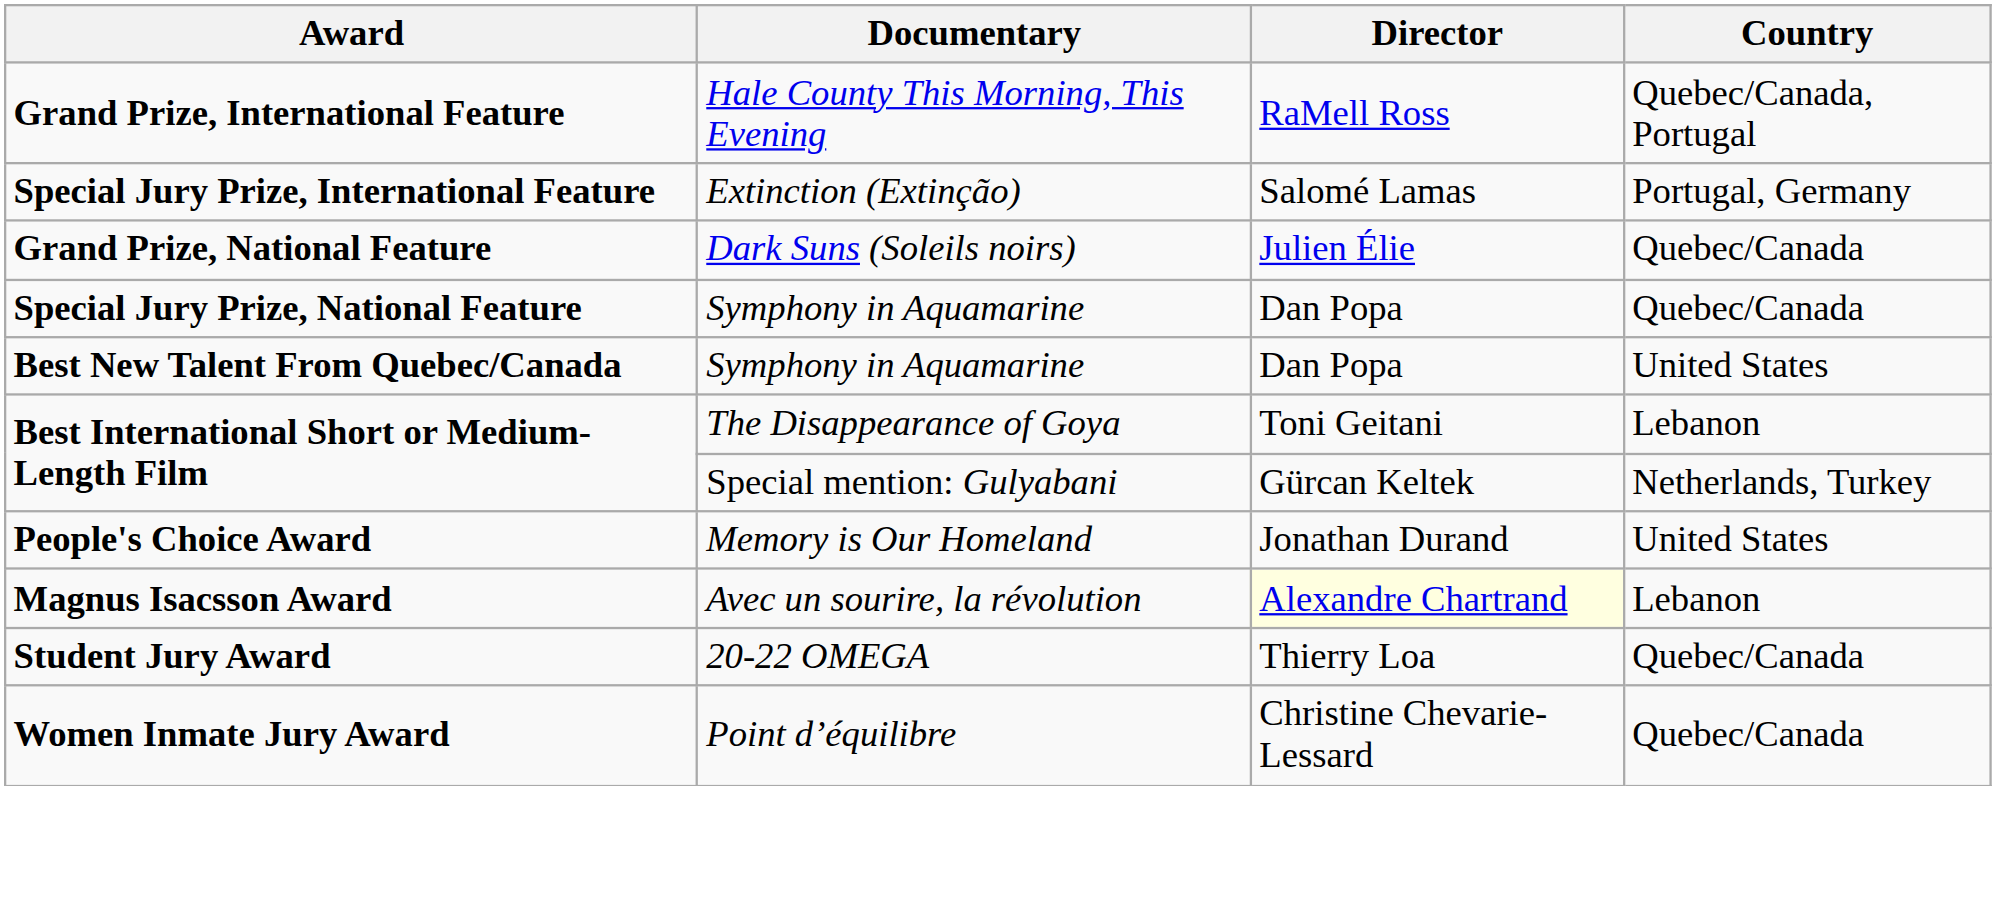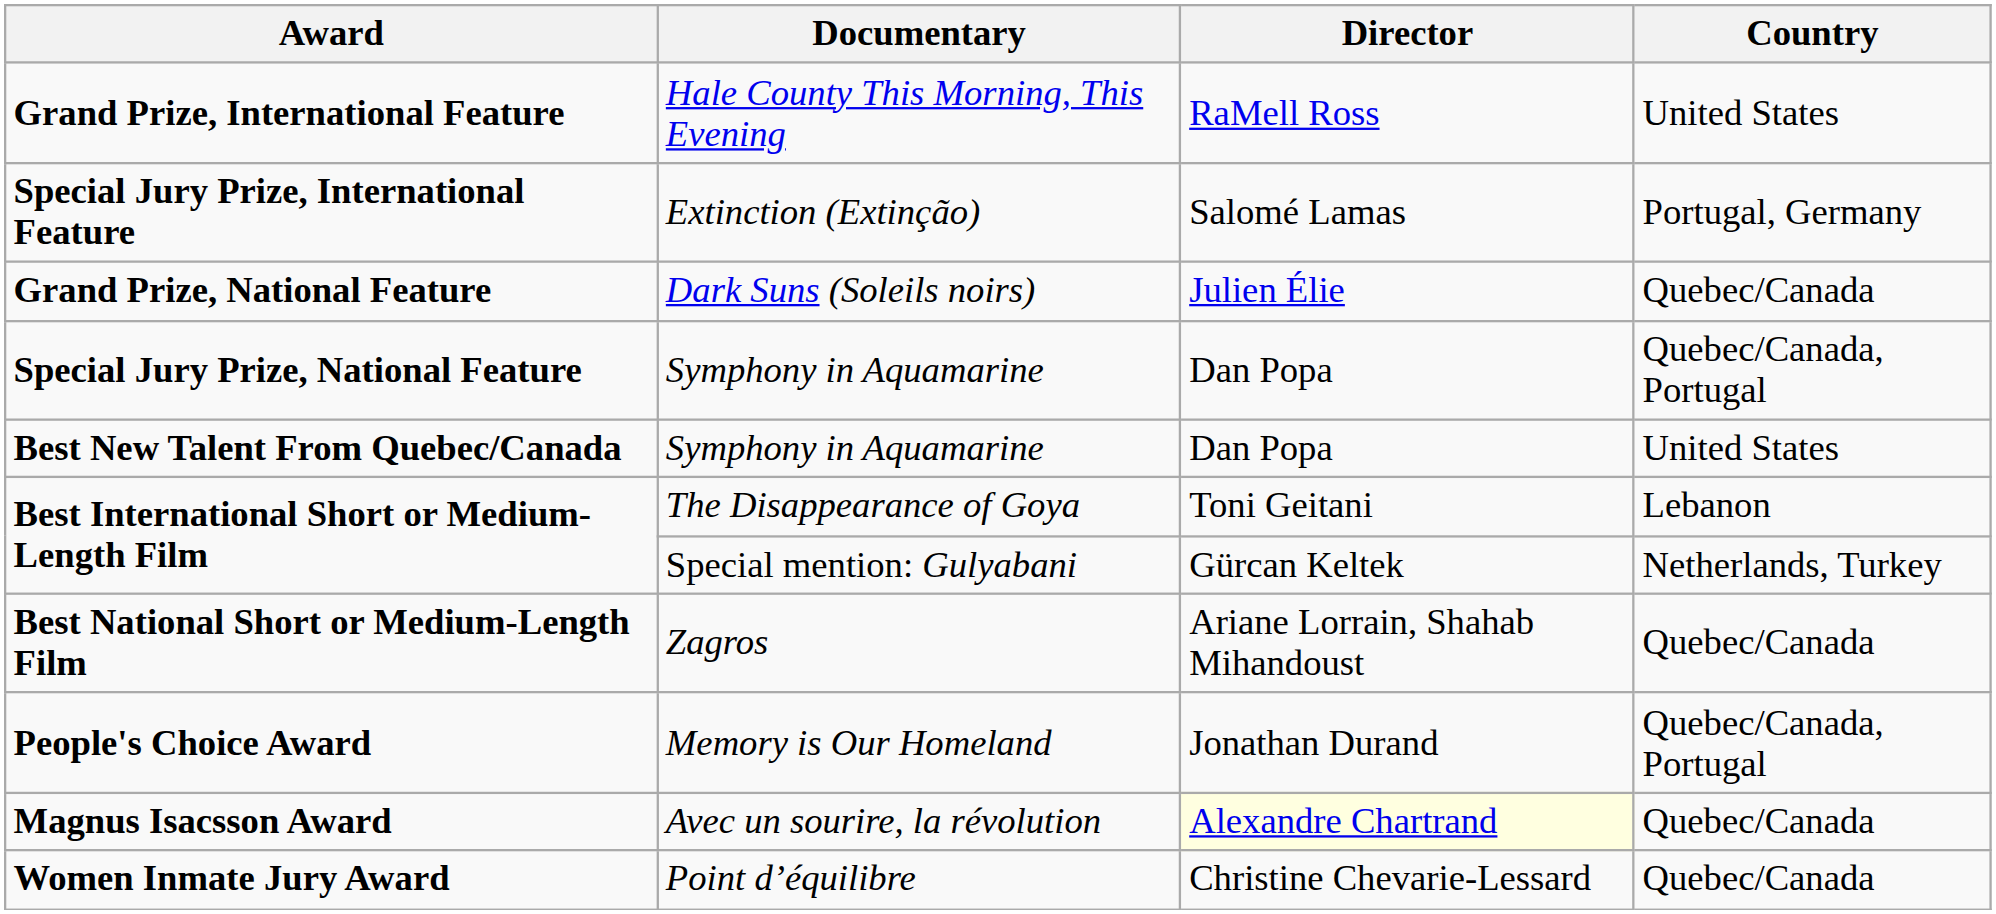(1753, 112) Quebec/Canada, Portugal -> (1741, 112) United States
(1748, 307) Quebec/Canada -> (1763, 369) Quebec/Canada, Portugal
+ row: (322, 642)
(1730, 539) United States -> (1763, 742) Quebec/Canada, Portugal
(1696, 597) Lebanon -> (1759, 820) Quebec/Canada
- row: (172, 655)
